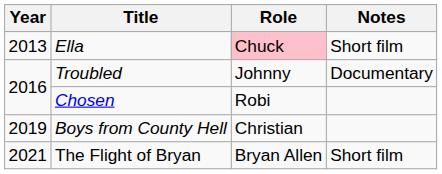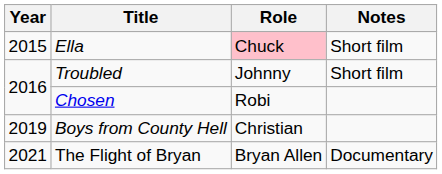(28, 45) 2013 -> (28, 45) 2015
(382, 73) Documentary -> (367, 73) Short film
(367, 155) Short film -> (382, 155) Documentary
